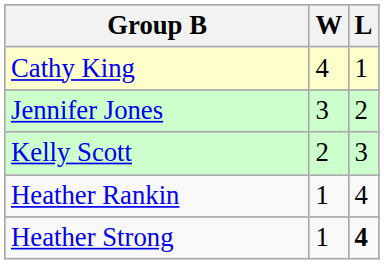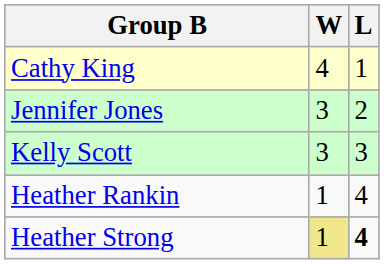(322, 152) 2 -> (322, 152) 3
(322, 237) no background -> (322, 237) khaki background
